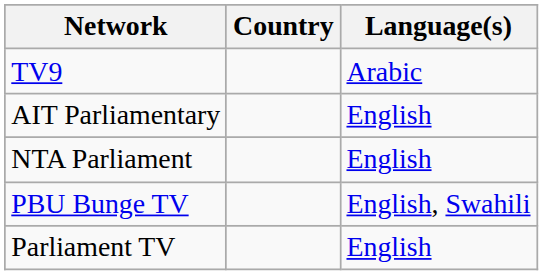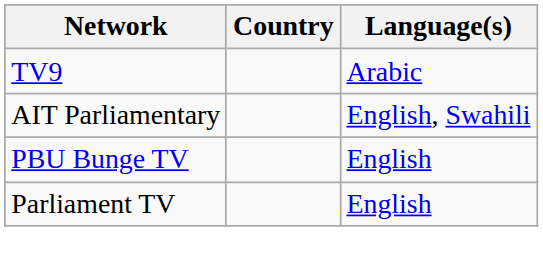(389, 114) English -> (439, 114) English, Swahili
- row: (102, 159)
(439, 203) English, Swahili -> (389, 159) English
